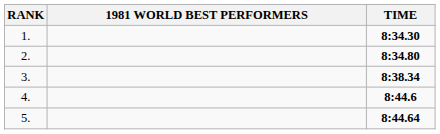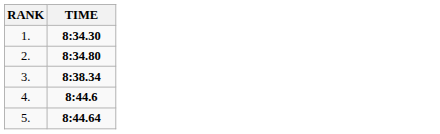- column: (207, 15)
